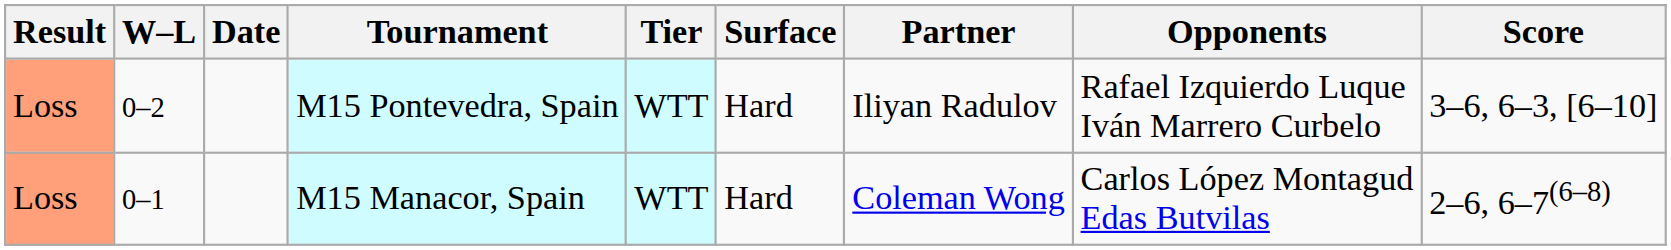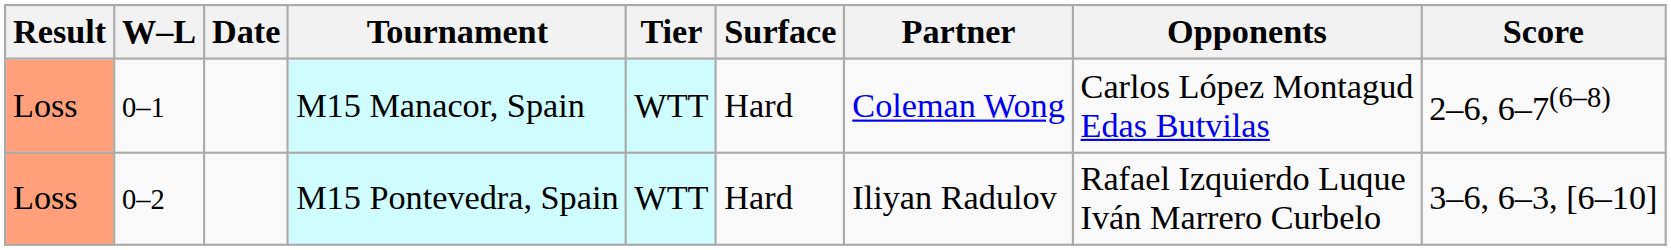rows swapped: (441, 198) <-> (457, 105)
